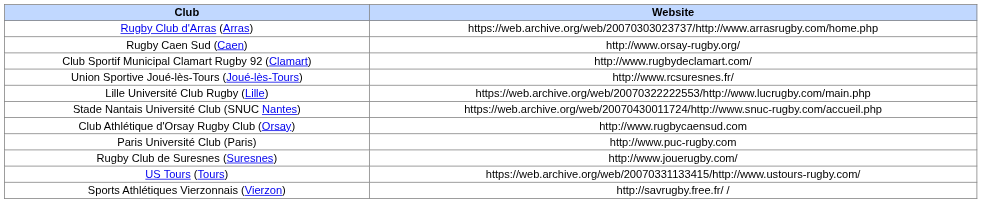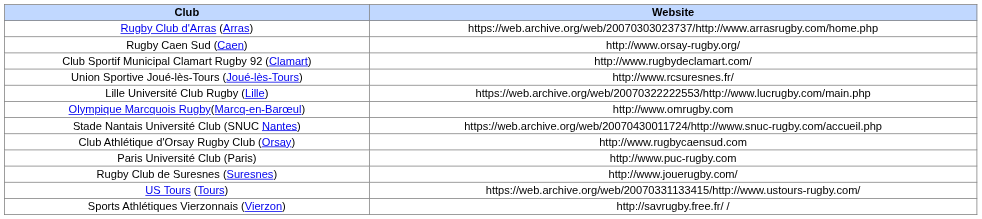+ row: (187, 109)
